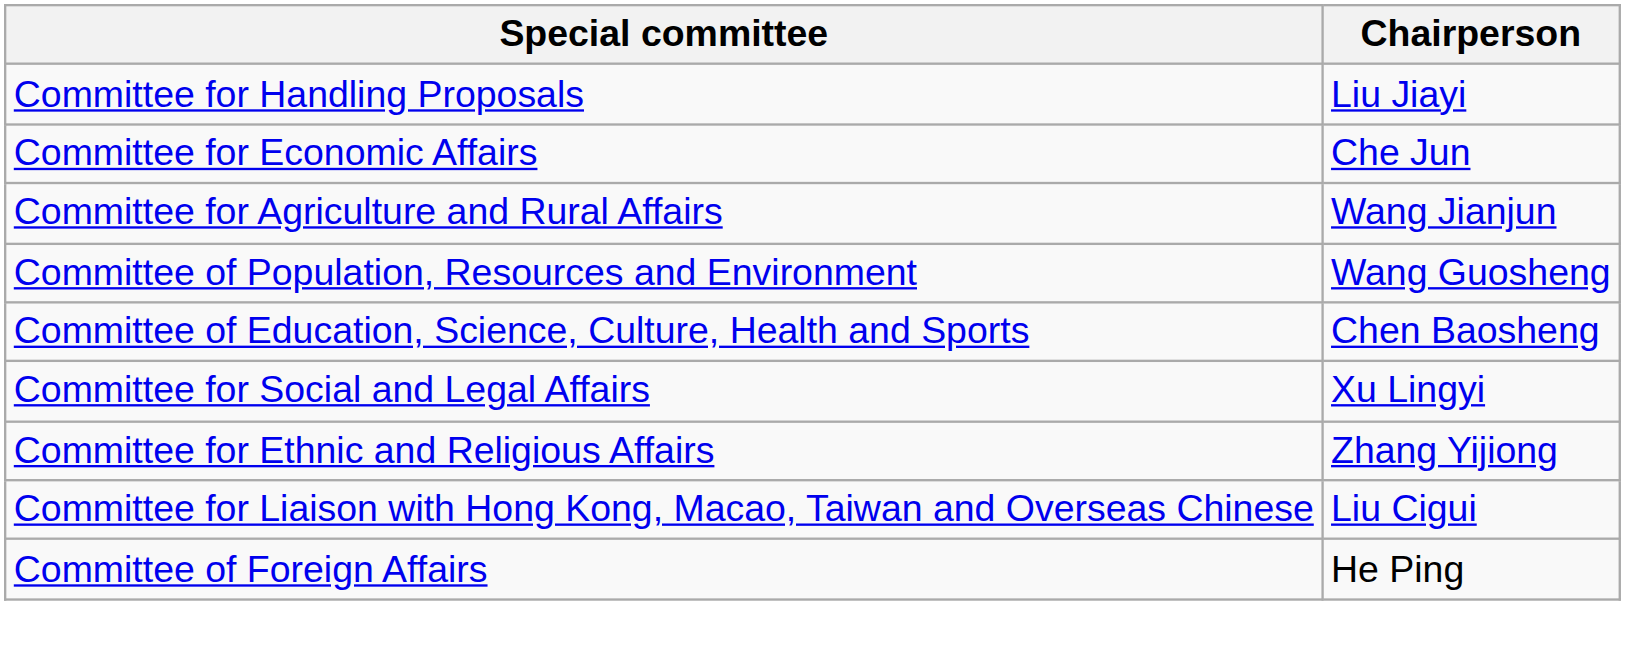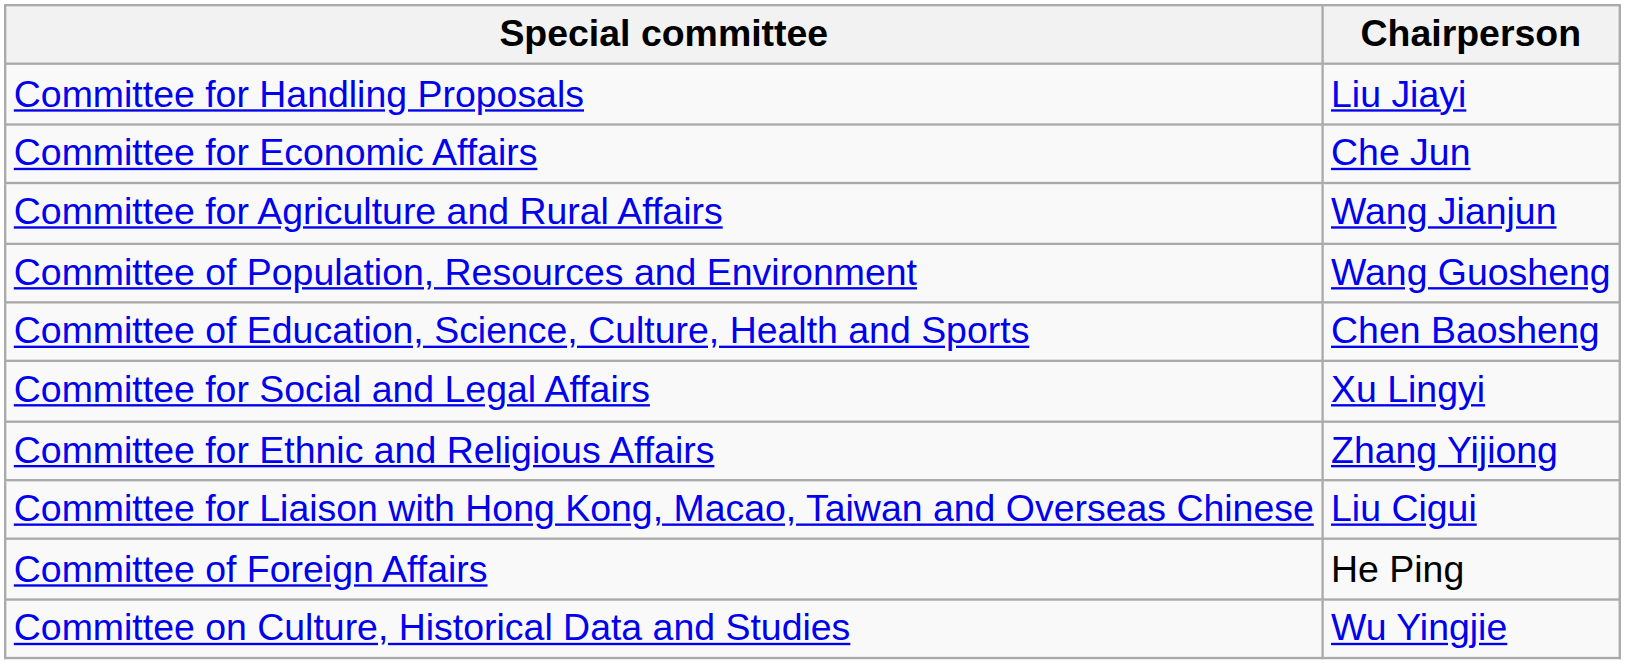+ row: (432, 627)
